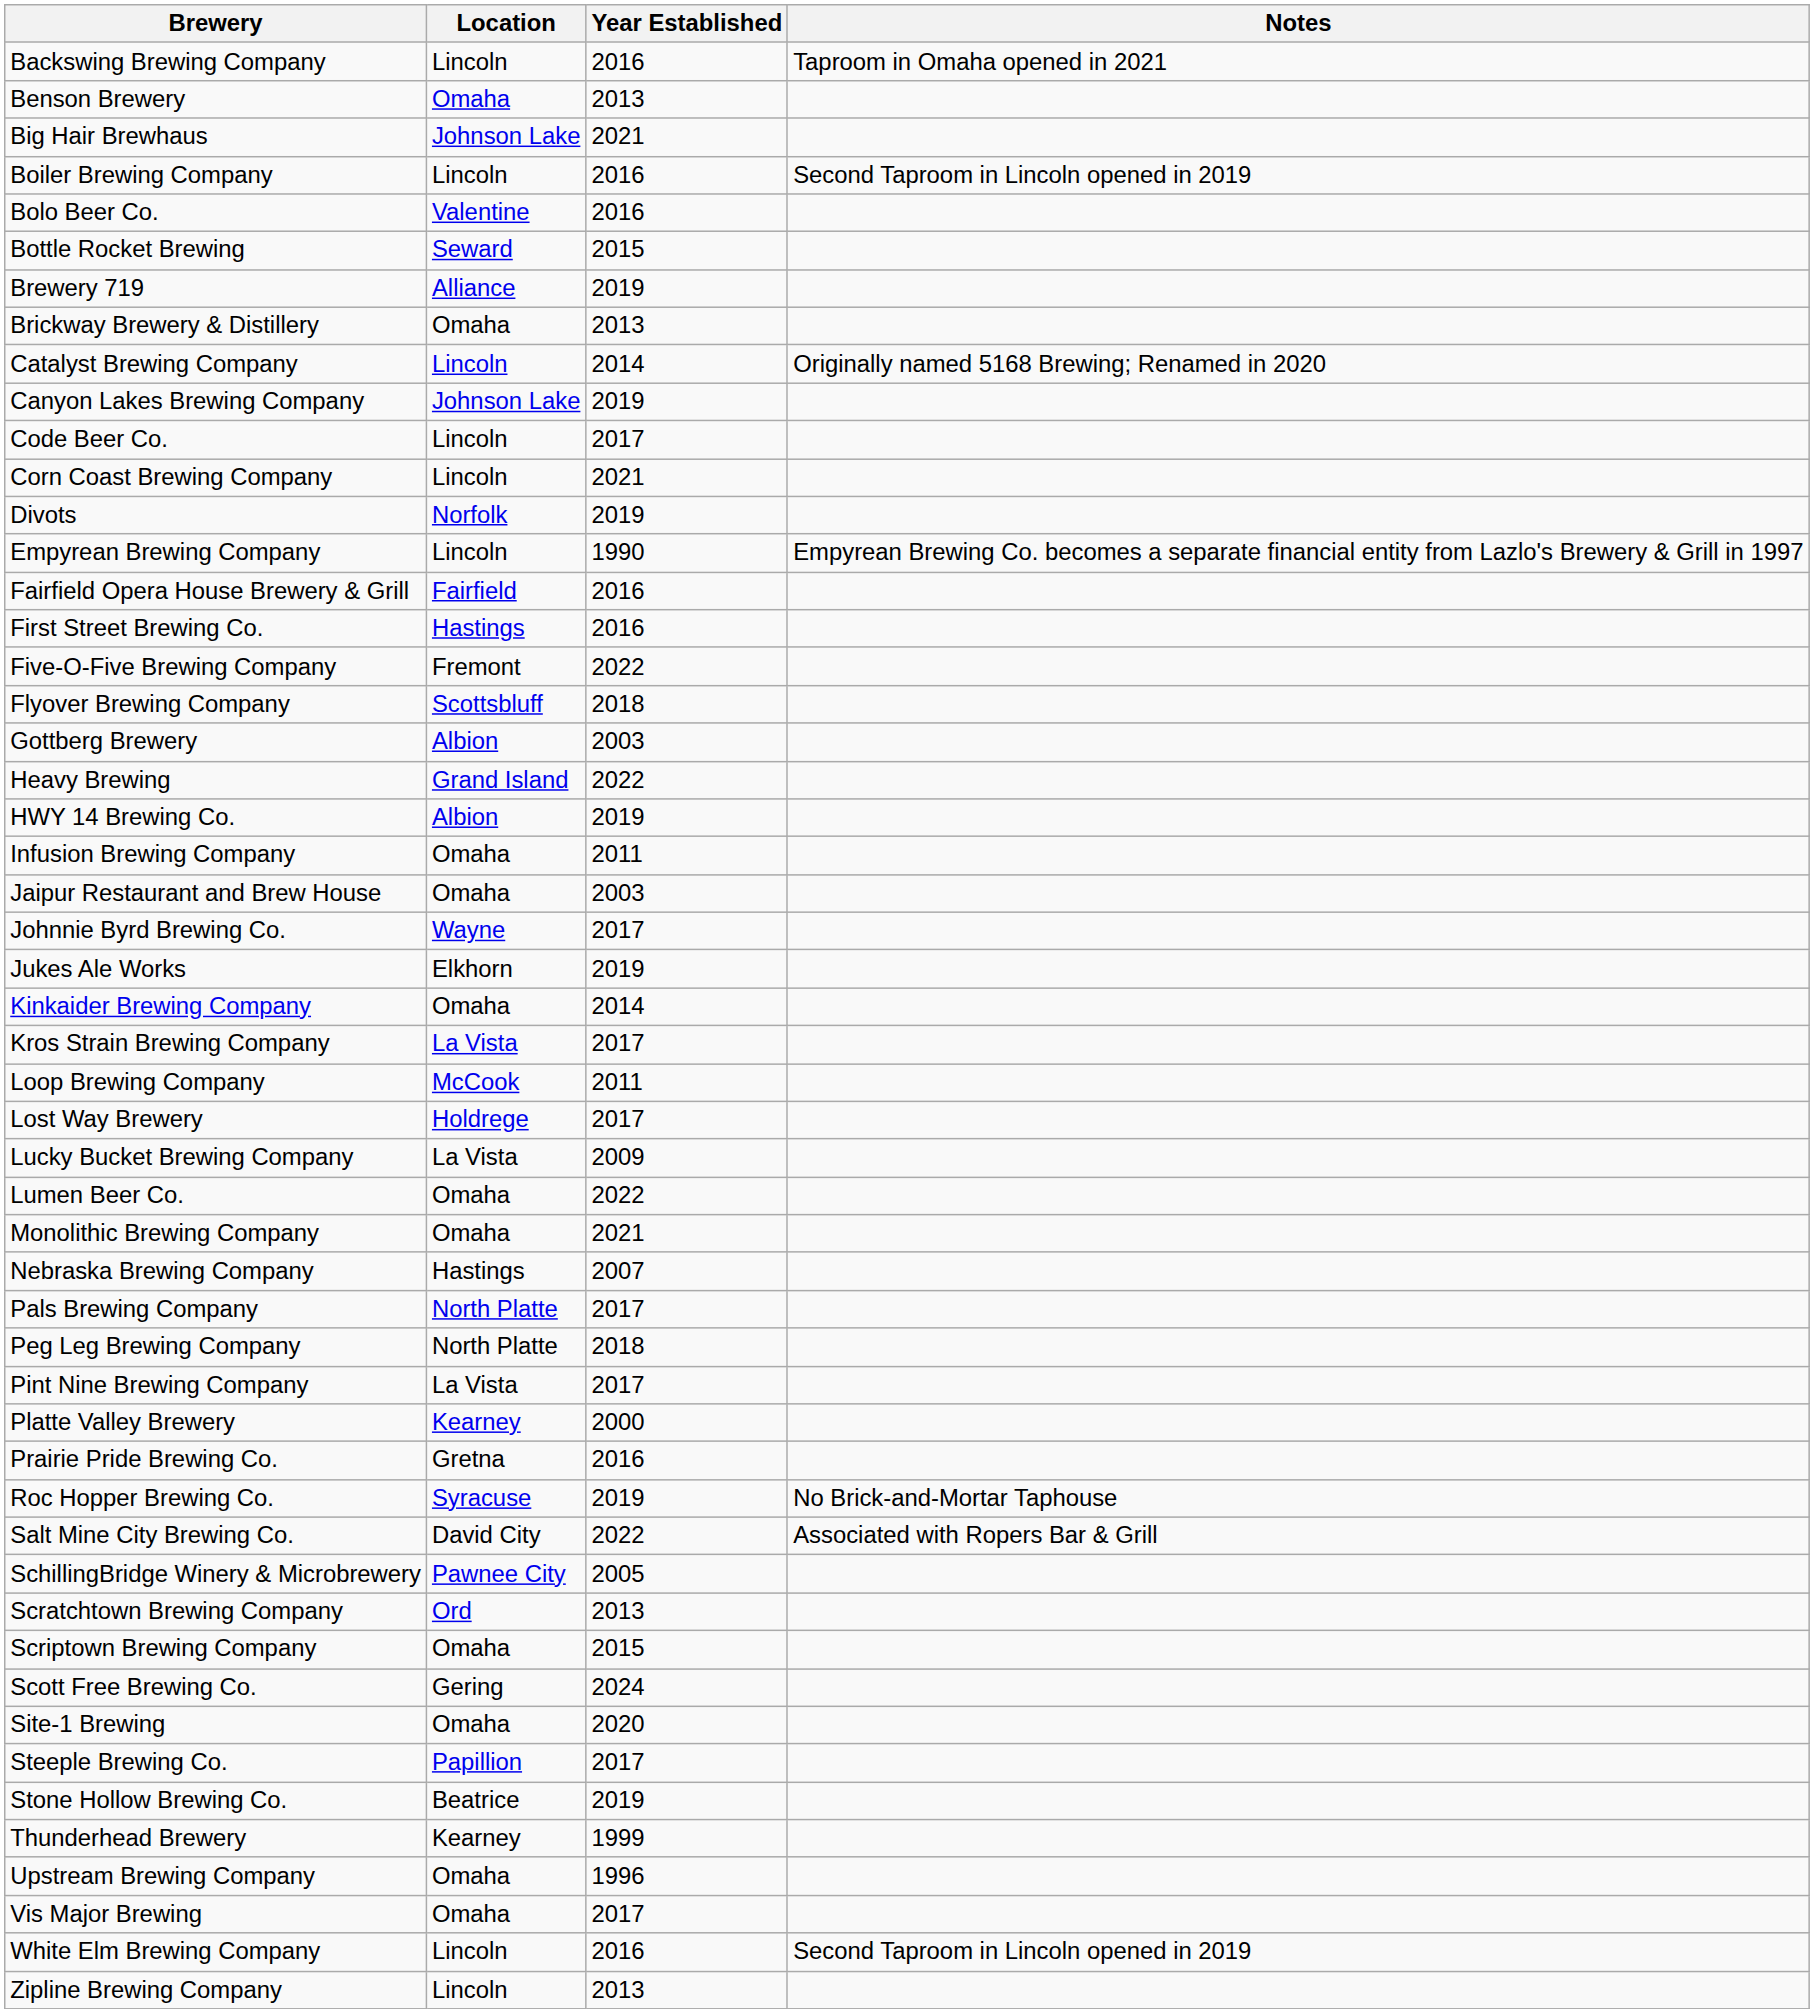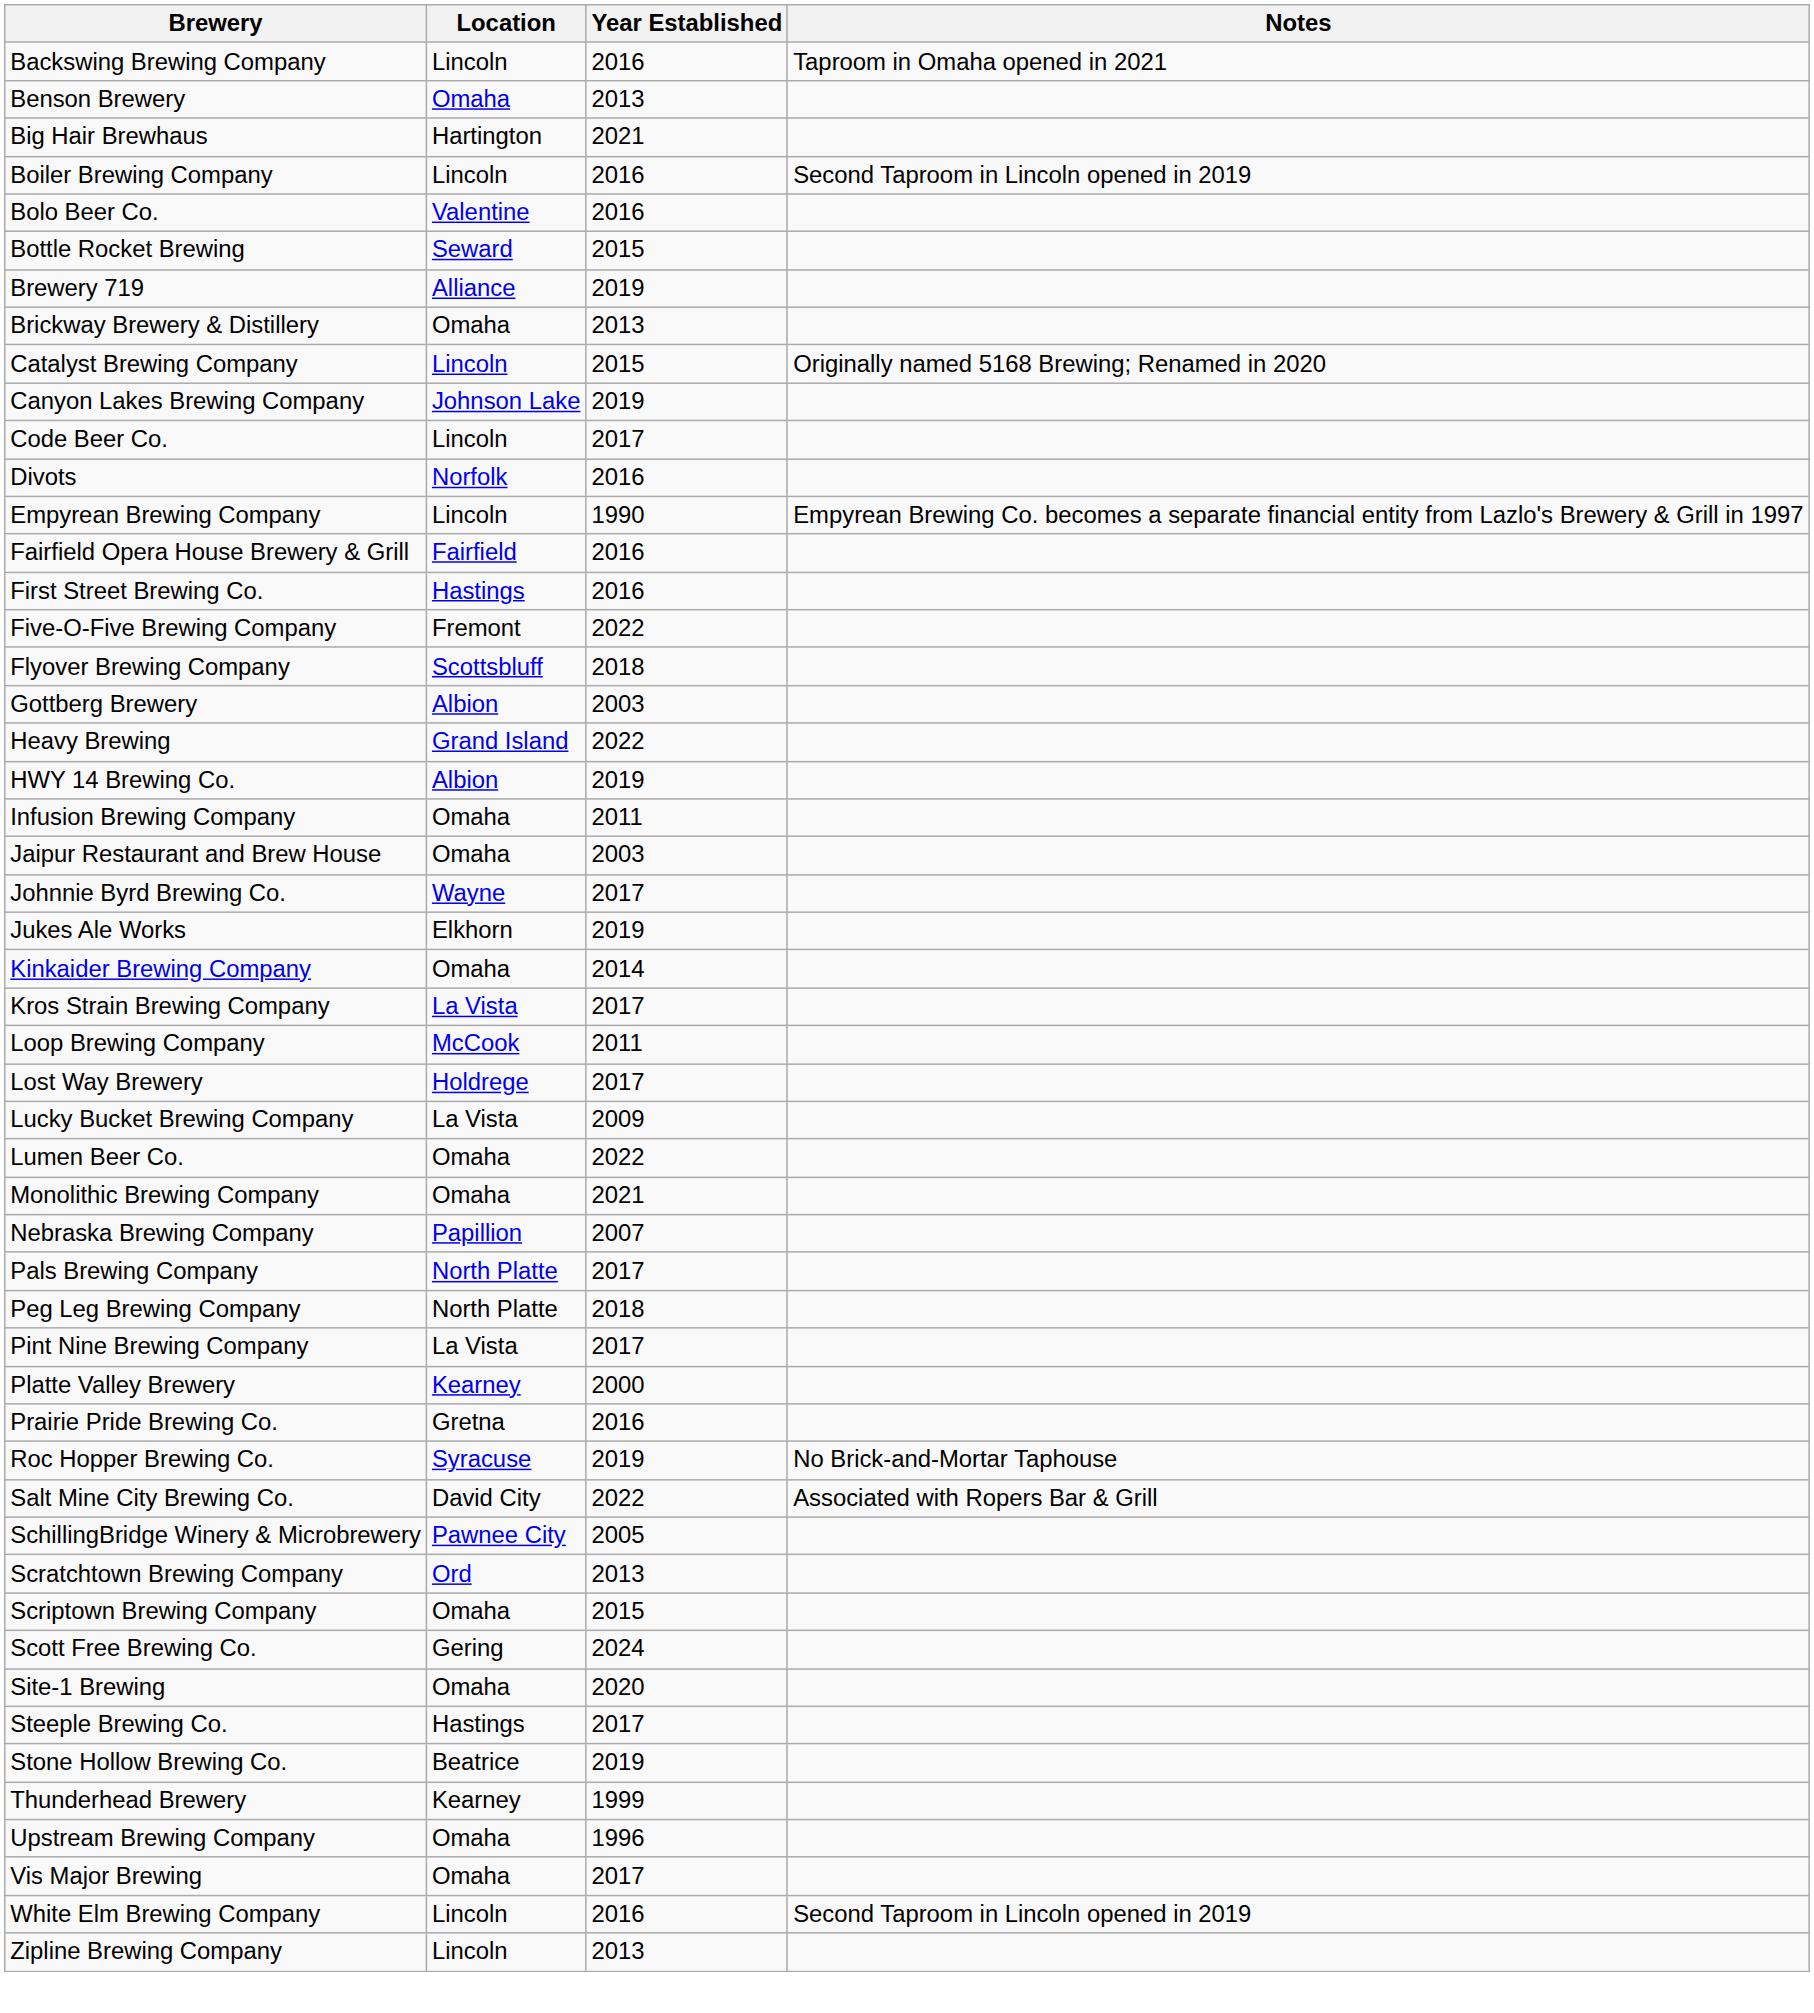(506, 136) Johnson Lake -> (487, 136) Hartington
(618, 363) 2014 -> (618, 363) 2015
- row: (171, 477)
(618, 514) 2019 -> (618, 477) 2016
(478, 1271) Hastings -> (477, 1233) Papillion
(477, 1762) Papillion -> (478, 1724) Hastings
